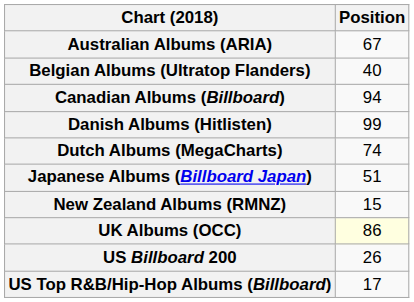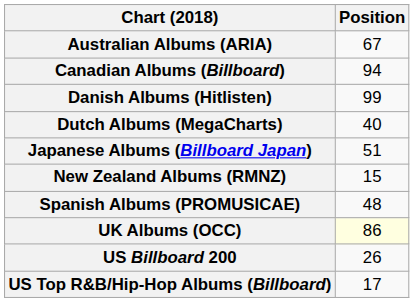- row: (170, 71)
(372, 151) 74 -> (372, 124) 40
+ row: (170, 204)
